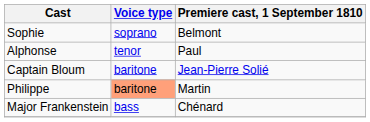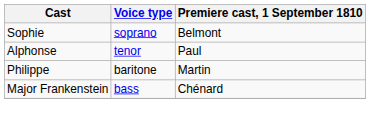- row: (46, 70)
(135, 88) lightsalmon background -> (135, 70) no background
